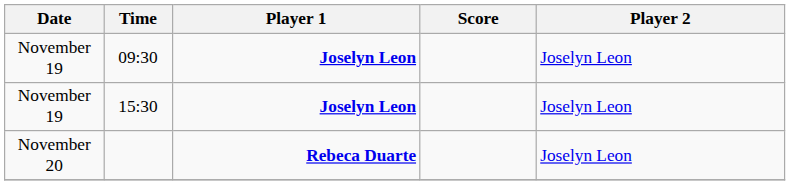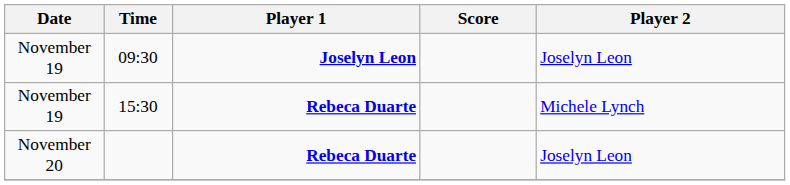(368, 106) Joselyn Leon -> (361, 106) Rebeca Duarte
(586, 106) Joselyn Leon -> (592, 106) Michele Lynch
